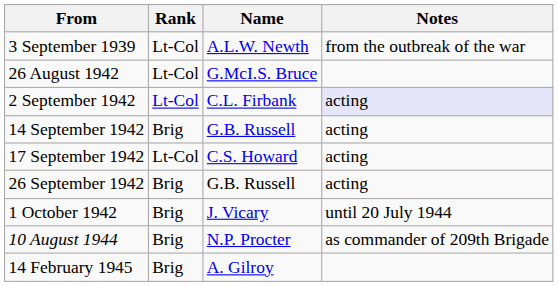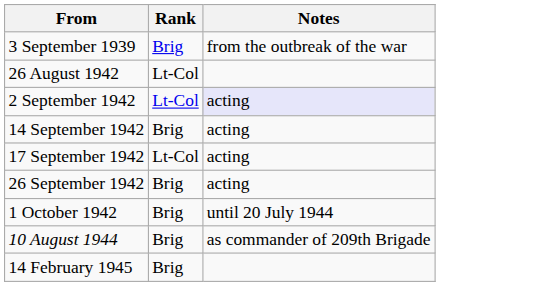- column: (262, 18)
(175, 45) Lt-Col -> (168, 45) Brig
